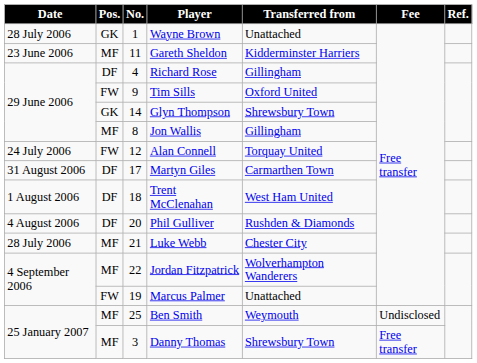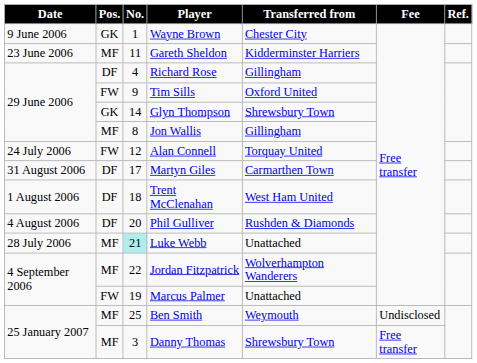(39, 33) 28 July 2006 -> (37, 33) 9 June 2006
(273, 33) Unattached -> (276, 33) Chester City
(135, 243) no background -> (135, 243) paleturquoise background
(276, 243) Chester City -> (273, 243) Unattached
